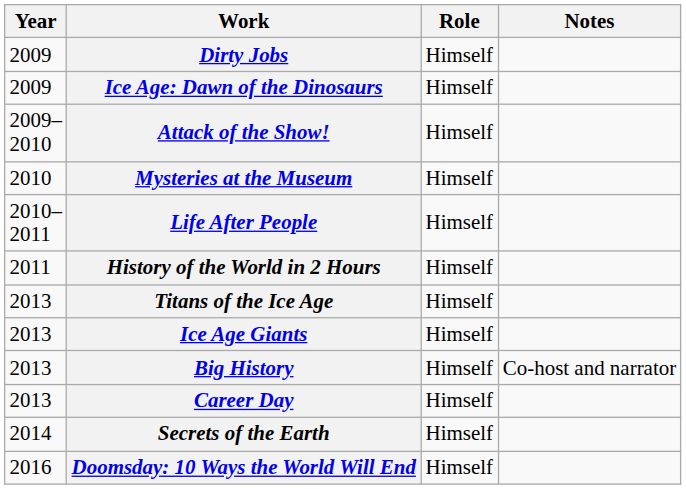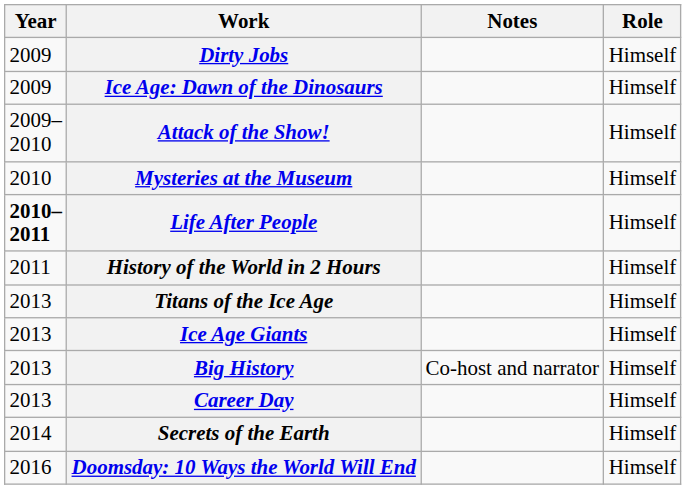columns swapped: (459, 21) <-> (589, 21)
(36, 222) normal -> (36, 222) bold
